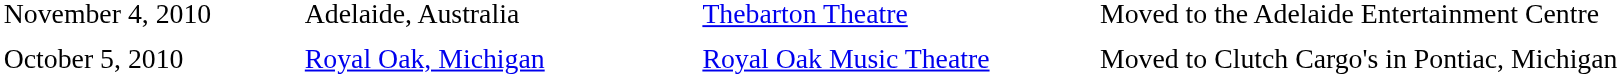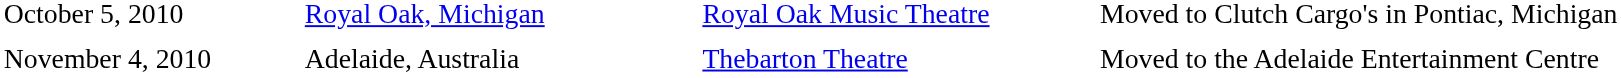rows swapped: (94, 58) <-> (107, 14)
